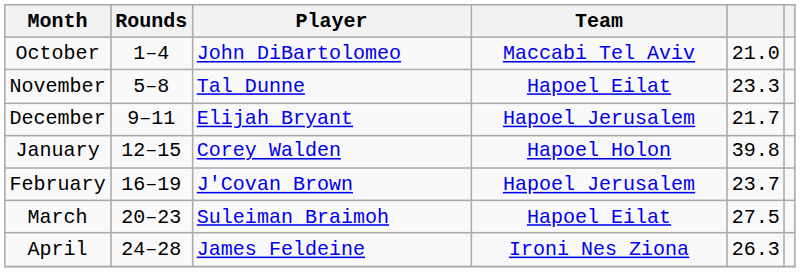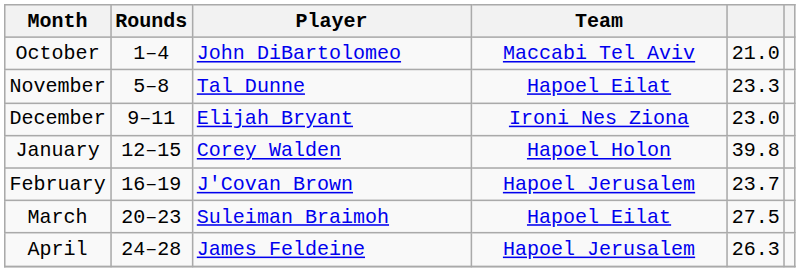(599, 119) Hapoel Jerusalem -> (599, 119) Ironi Nes Ziona
(756, 119) 21.7 -> (756, 119) 23.0
(599, 249) Ironi Nes Ziona -> (599, 249) Hapoel Jerusalem
